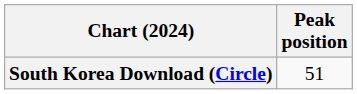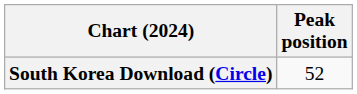(315, 72) 51 -> (315, 72) 52
